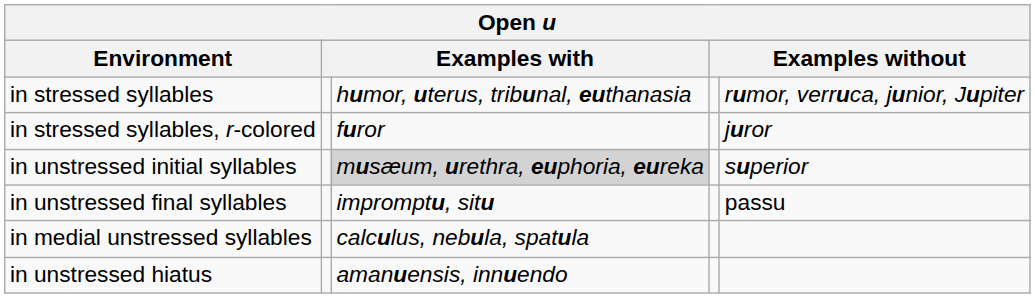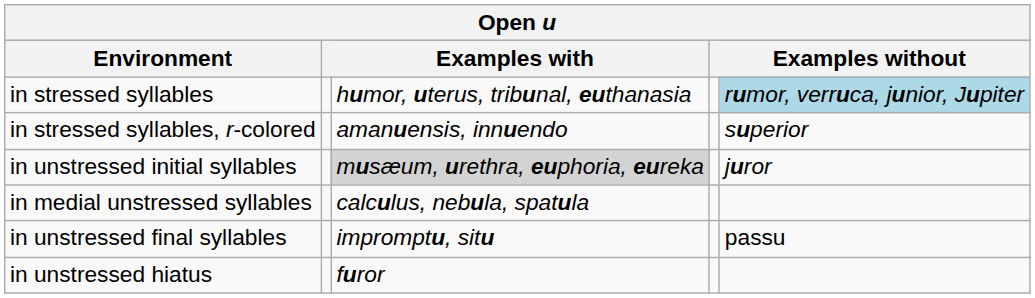(874, 94) no background -> (874, 94) lightblue background
(360, 130) furor -> (452, 130) amanuensis, innuendo
(748, 130) juror -> (767, 130) superior
(767, 166) superior -> (748, 166) juror
rows swapped: (161, 238) <-> (148, 202)
(452, 274) amanuensis, innuendo -> (360, 274) furor
